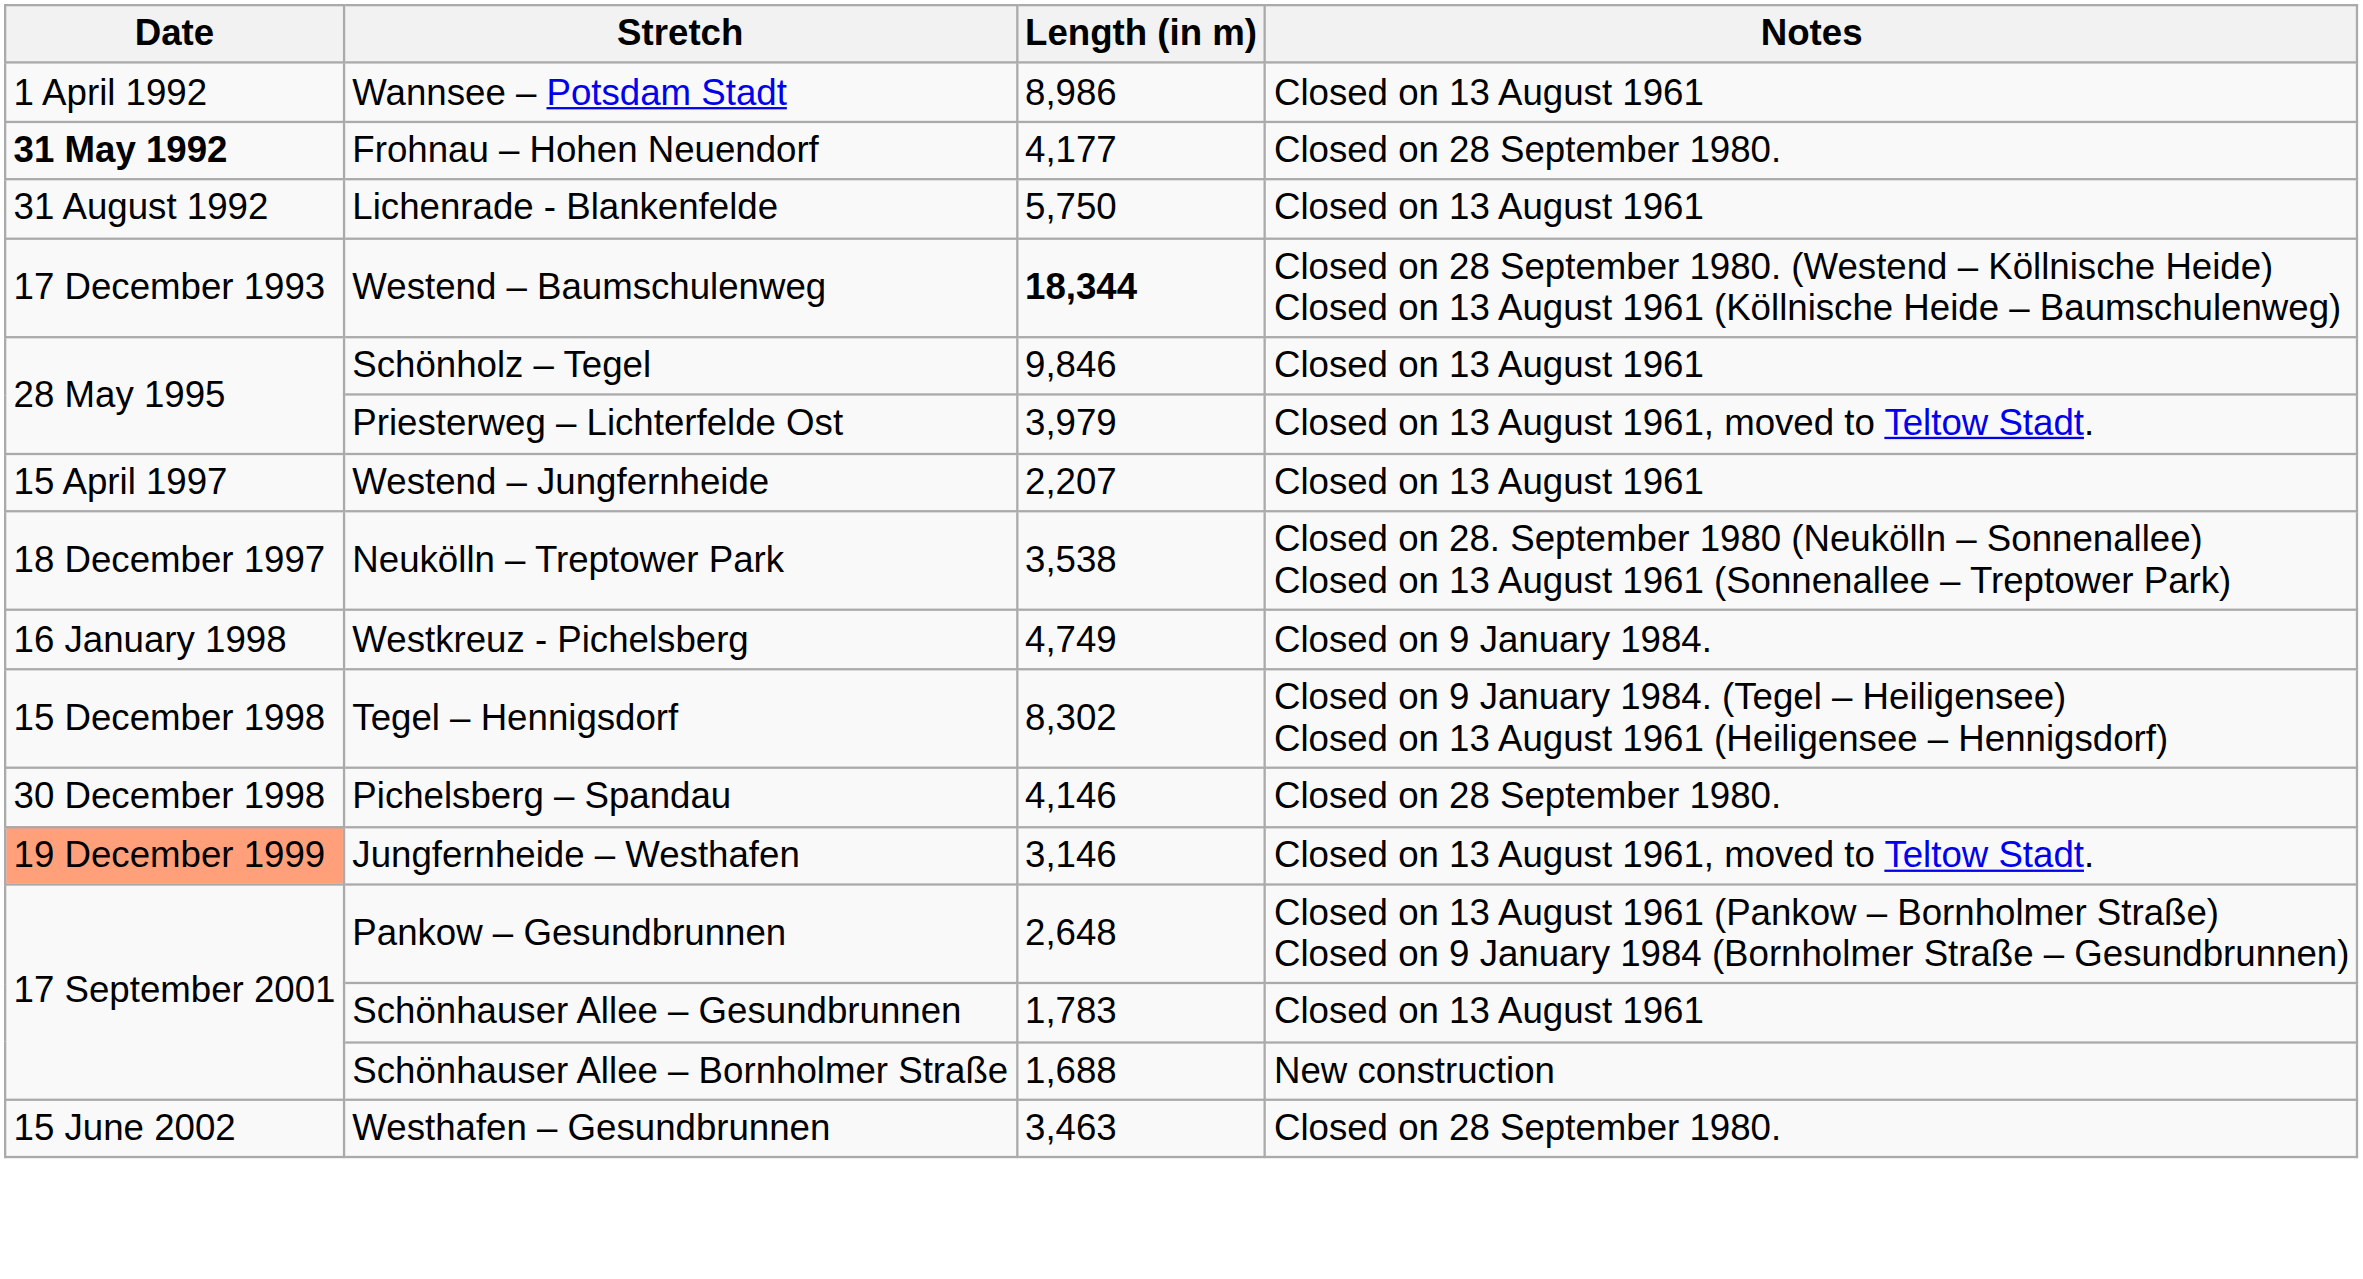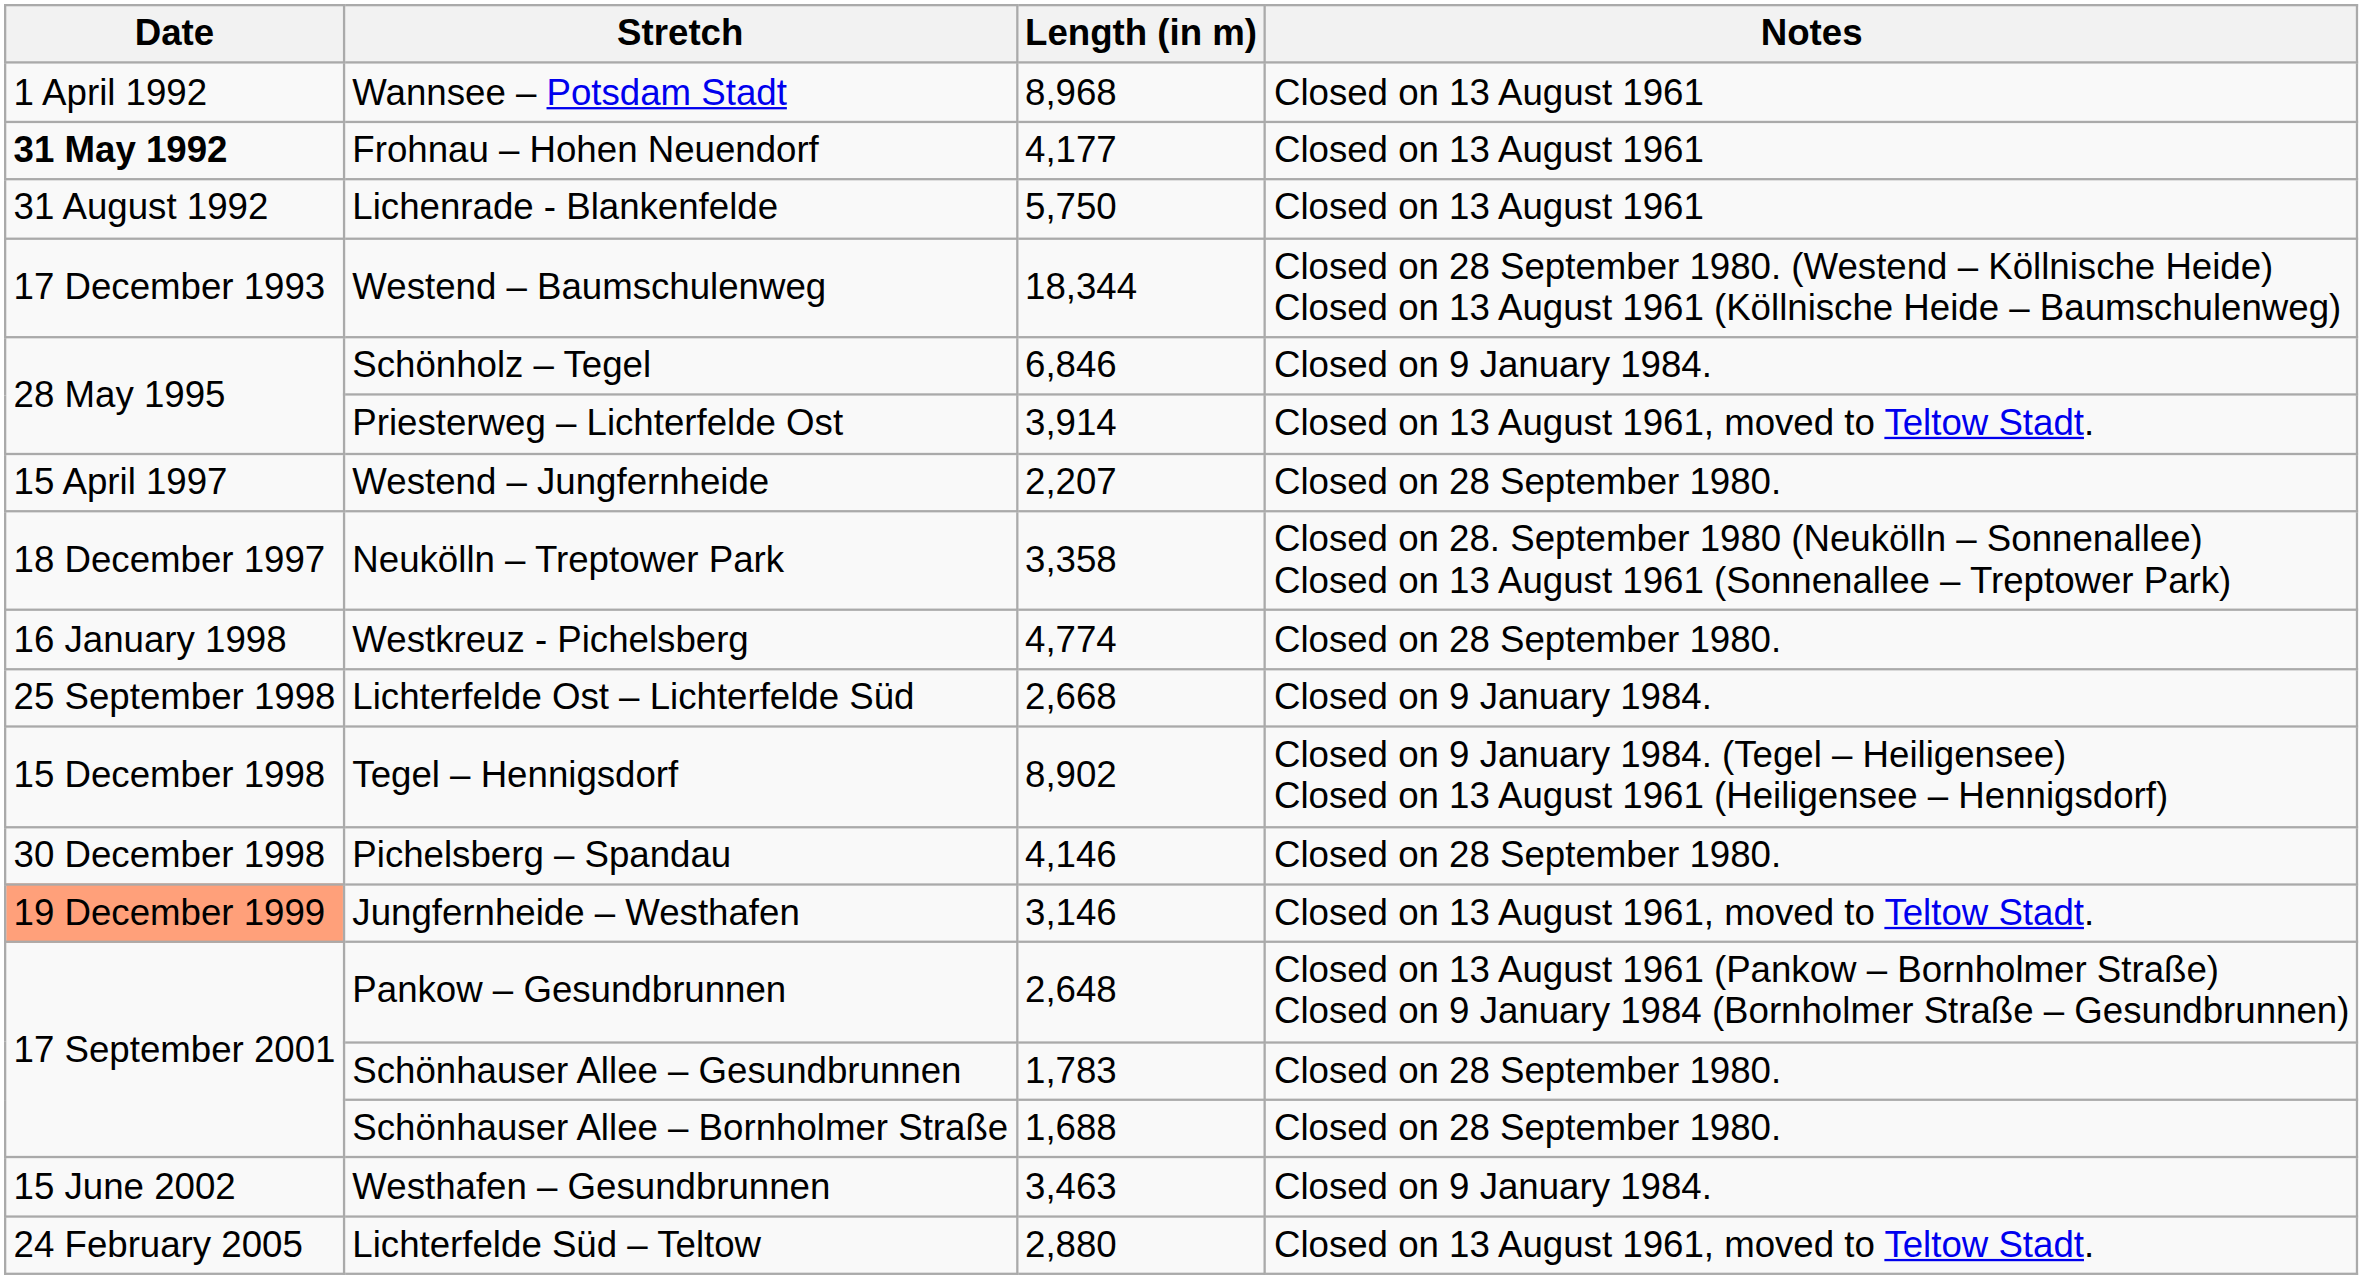(1071, 91) 8,986 -> (1071, 91) 8,968
(1528, 149) Closed on 28 September 1980. -> (1489, 149) Closed on 13 August 1961
(1081, 286) bold -> (1081, 286) normal
(1071, 365) 9,846 -> (1071, 365) 6,846
(1489, 365) Closed on 13 August 1961 -> (1493, 365) Closed on 9 January 1984.
(1071, 423) 3,979 -> (1071, 423) 3,914
(1489, 481) Closed on 13 August 1961 -> (1528, 481) Closed on 28 September 1980.
(1071, 560) 3,538 -> (1071, 560) 3,358
(1071, 638) 4,749 -> (1071, 638) 4,774
(1493, 638) Closed on 9 January 1984. -> (1528, 638) Closed on 28 September 1980.
+ row: (633, 697)
(1071, 717) 8,302 -> (1071, 775) 8,902
(1489, 1011) Closed on 13 August 1961 -> (1528, 1070) Closed on 28 September 1980.
(1414, 1070) New construction -> (1528, 1128) Closed on 28 September 1980.
(1528, 1128) Closed on 28 September 1980. -> (1493, 1186) Closed on 9 January 1984.
+ row: (557, 1244)
